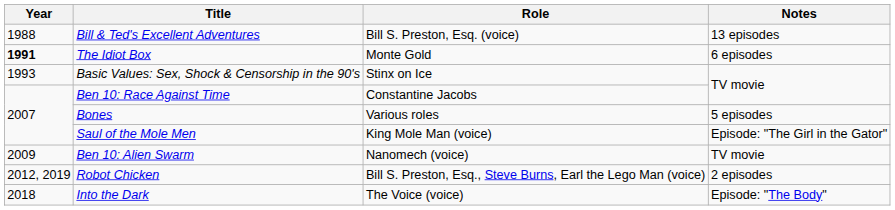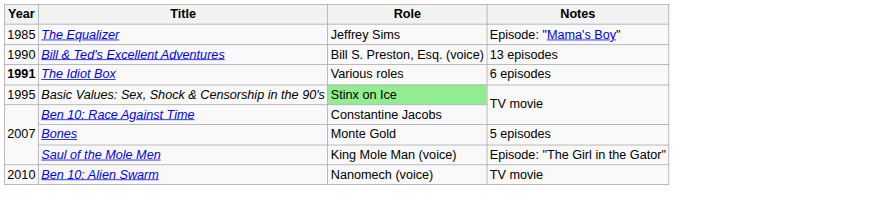+ row: (80, 34)
(21, 34) 1988 -> (21, 54) 1990
(399, 54) Monte Gold -> (367, 74) Various roles
(21, 74) 1993 -> (21, 94) 1995
(399, 74) no background -> (364, 94) lightgreen background
(402, 114) Various roles -> (363, 134) Monte Gold
(21, 154) 2009 -> (21, 174) 2010
- row: (118, 174)
- row: (113, 194)
